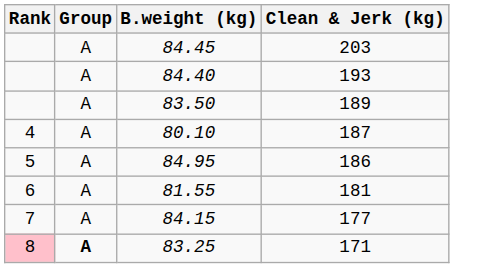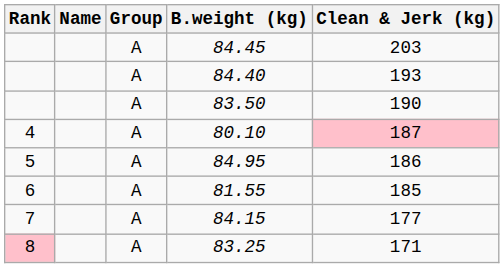+ column: (80, 19)
(355, 105) 189 -> (406, 105) 190
(355, 133) no background -> (406, 133) pink background
(355, 191) 181 -> (406, 191) 185
(86, 248) bold -> (136, 248) normal
